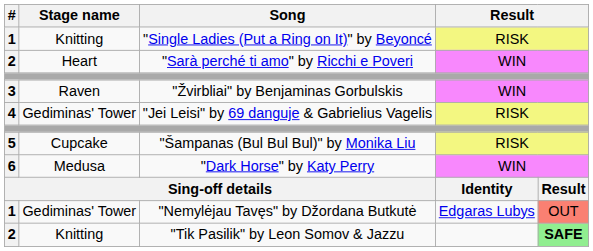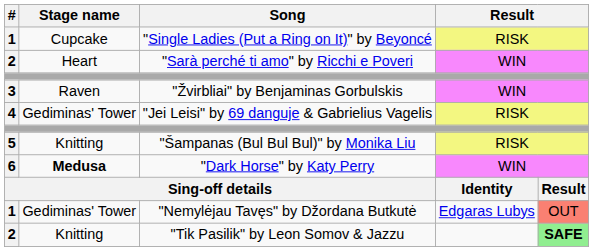(79, 38) Knitting -> (79, 38) Cupcake
(79, 143) Cupcake -> (79, 143) Knitting
(79, 166) normal -> (79, 166) bold
